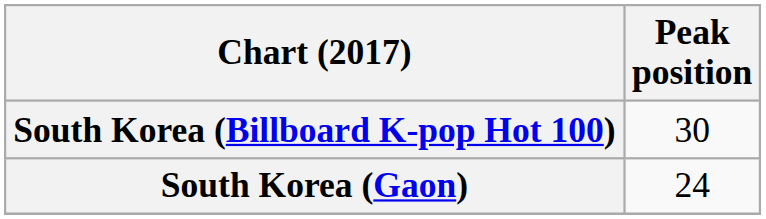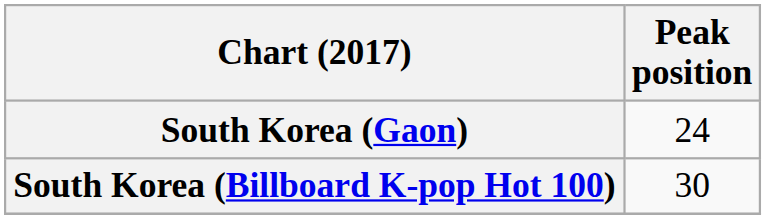rows swapped: (314, 185) <-> (314, 128)
